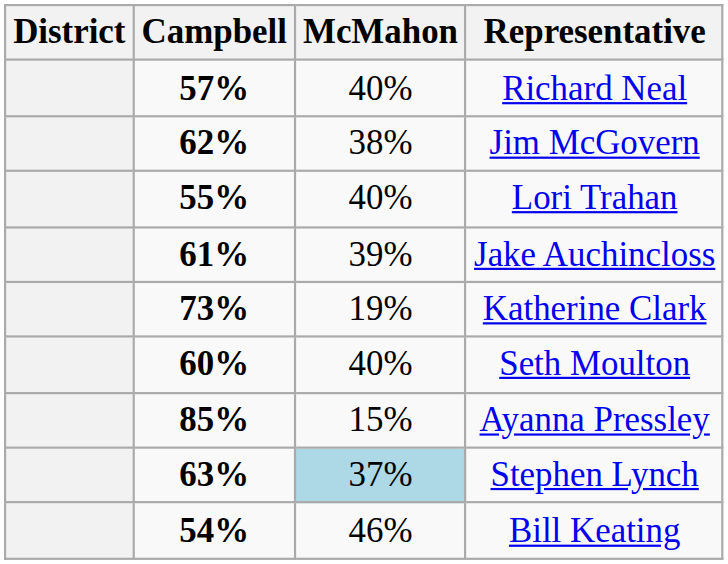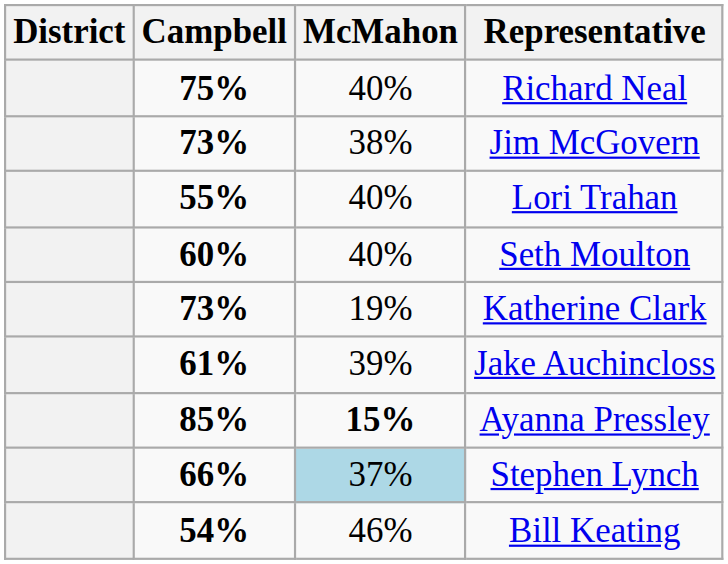(214, 87) 57% -> (214, 87) 75%
(214, 142) 62% -> (214, 142) 73%
rows swapped: (595, 253) <-> (595, 364)
(380, 419) normal -> (380, 419) bold
(214, 474) 63% -> (214, 474) 66%
